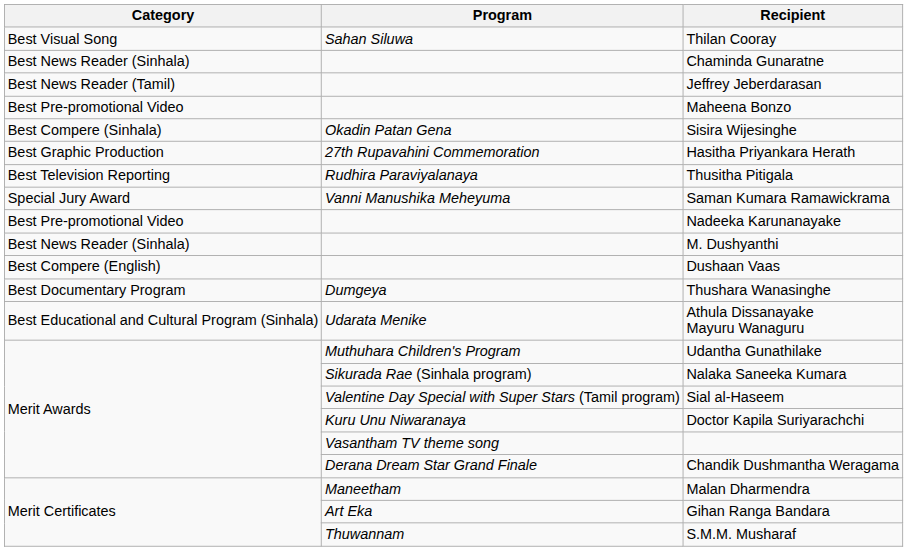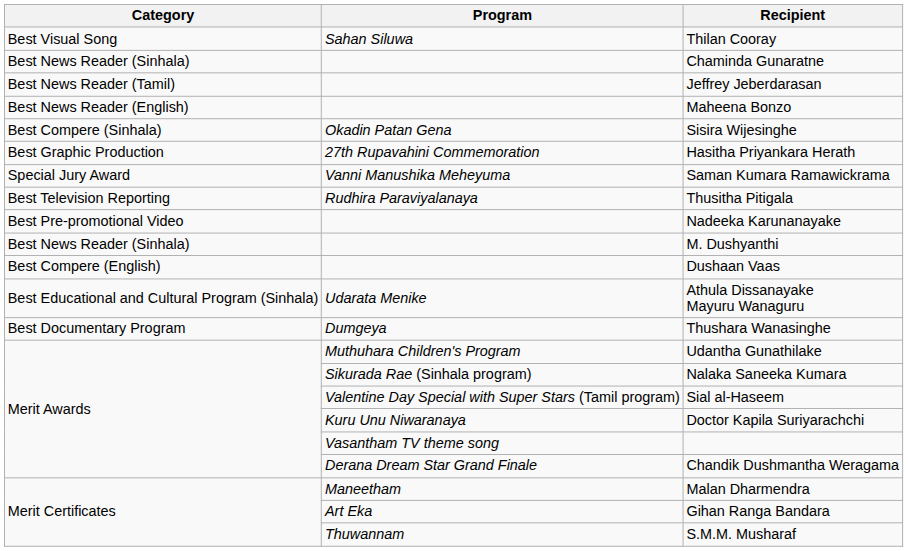(96, 107) Best Pre-promotional Video -> (98, 107) Best News Reader (English)
rows swapped: (740, 175) <-> (788, 198)
rows swapped: (750, 320) <-> (759, 289)
